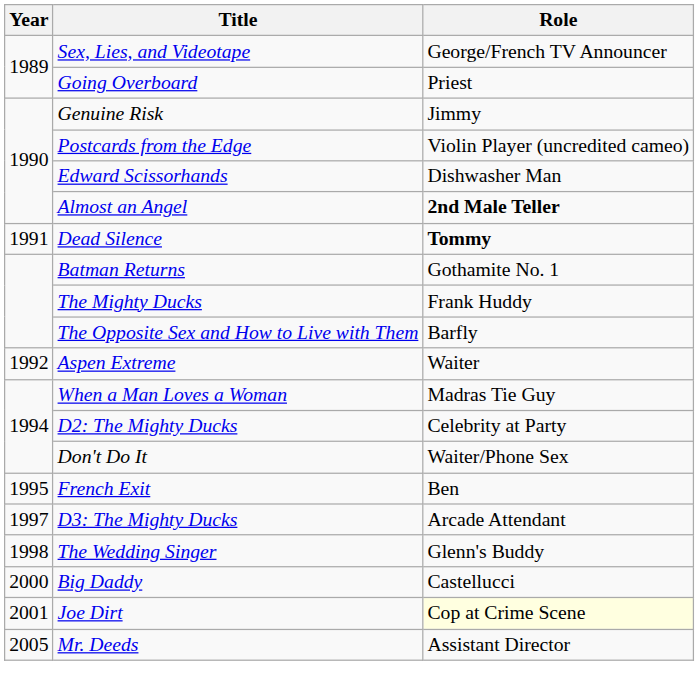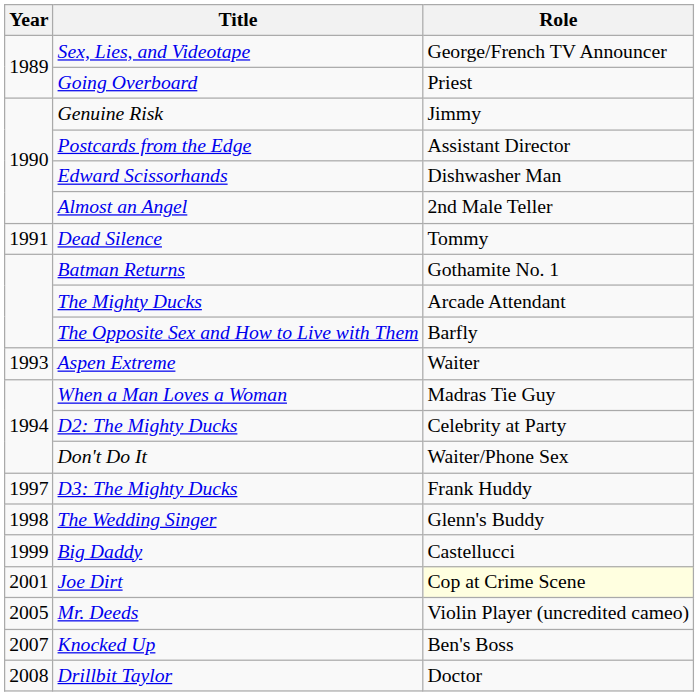(558, 144) Violin Player (uncredited cameo) -> (499, 144) Assistant Director
(494, 207) bold -> (490, 207) normal
(459, 238) bold -> (458, 238) normal
(480, 301) Frank Huddy -> (497, 301) Arcade Attendant
(29, 363) 1992 -> (29, 363) 1993
- row: (104, 488)
(497, 519) Arcade Attendant -> (480, 488) Frank Huddy
(29, 581) 2000 -> (29, 550) 1999
(499, 644) Assistant Director -> (558, 613) Violin Player (uncredited cameo)
+ row: (106, 644)
+ row: (115, 675)
